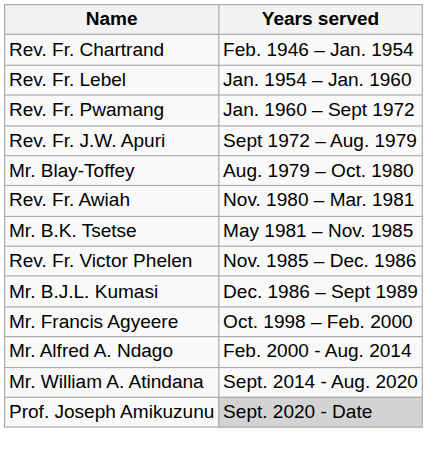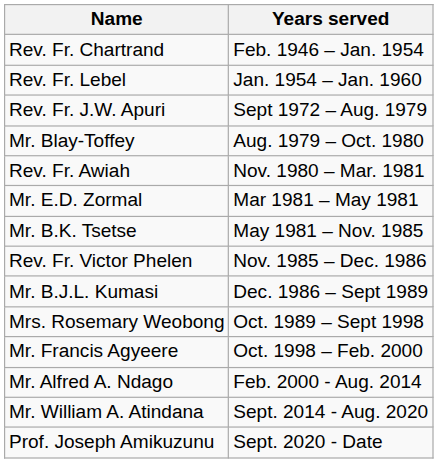- row: (87, 110)
+ row: (76, 200)
+ row: (117, 321)
(298, 412) lightgrey background -> (308, 442) no background
